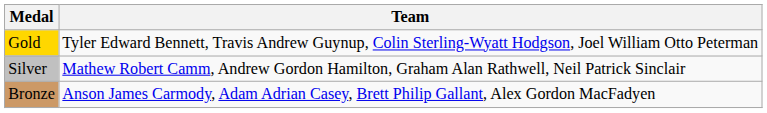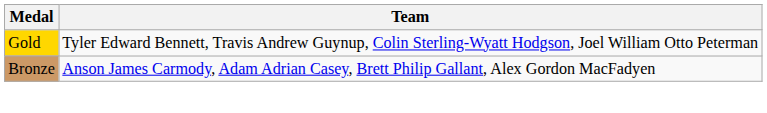- row: (28, 68)
